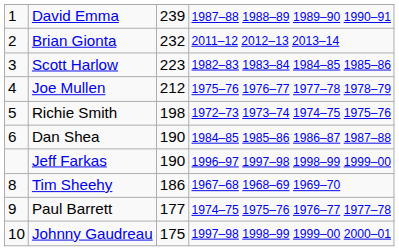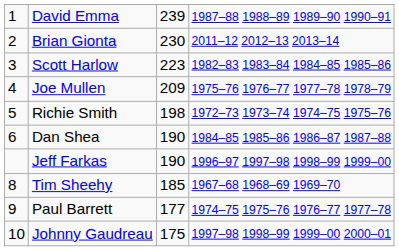(172, 40) 232 -> (172, 40) 230
(172, 88) 212 -> (172, 88) 209
(172, 185) 186 -> (172, 185) 185
